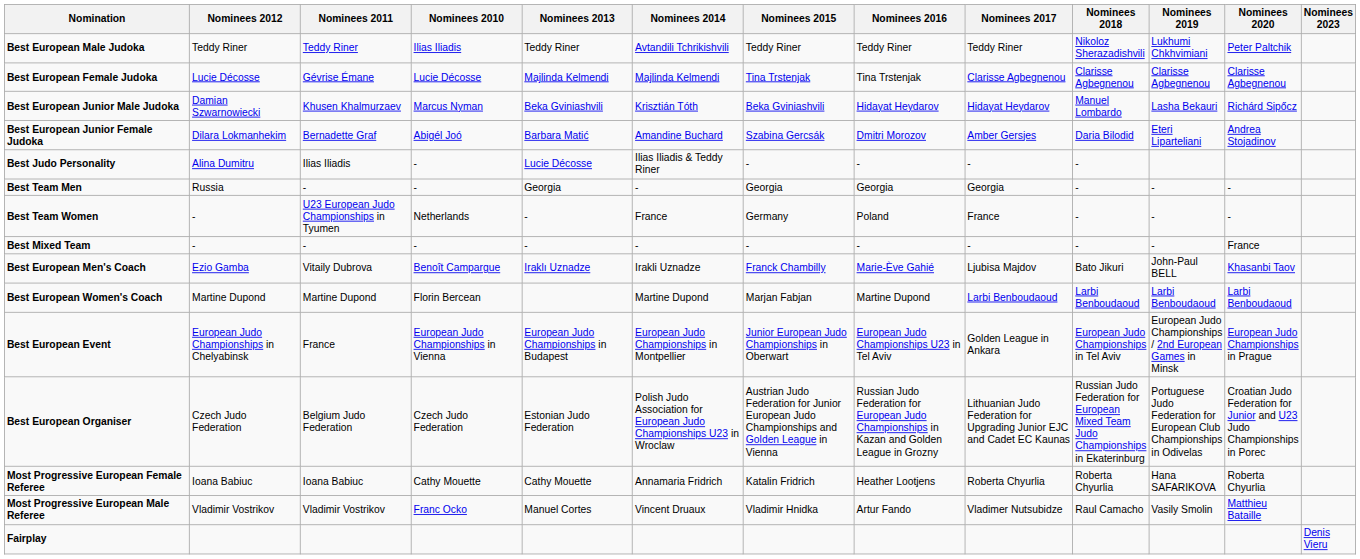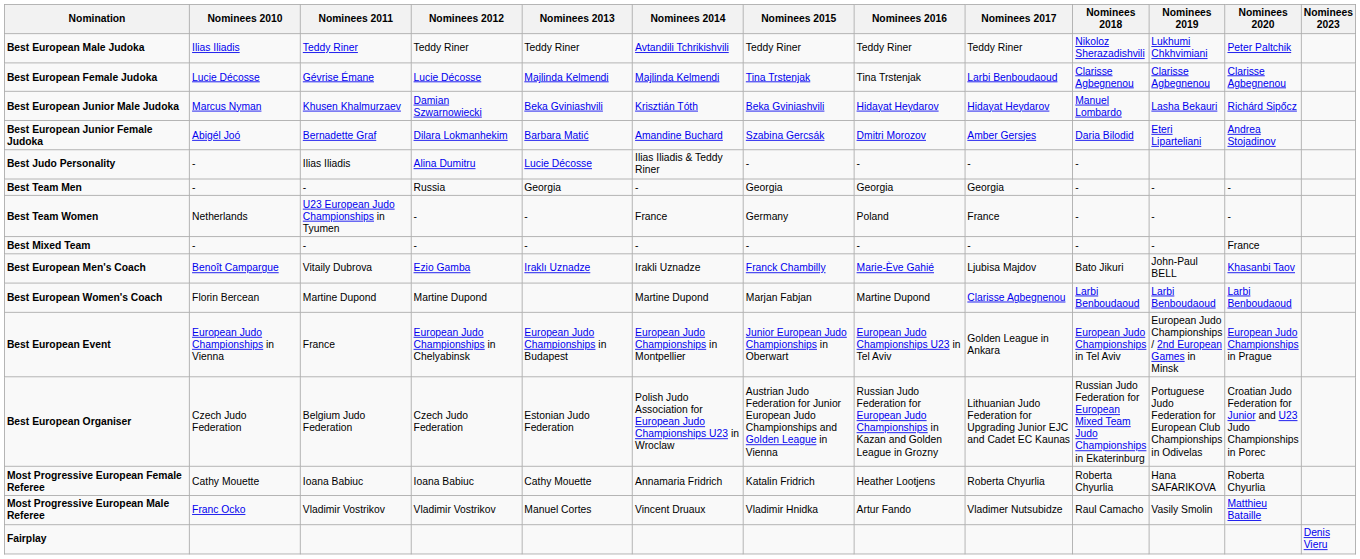columns swapped: (466, 19) <-> (245, 19)
(1016, 77) Clarisse Agbegnenou -> (1012, 77) Larbi Benboudaoud
(1012, 297) Larbi Benboudaoud -> (1016, 297) Clarisse Agbegnenou
